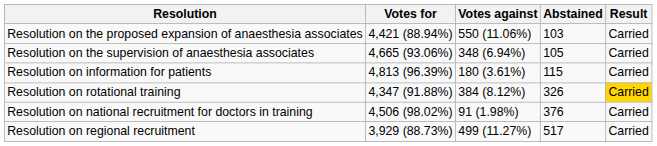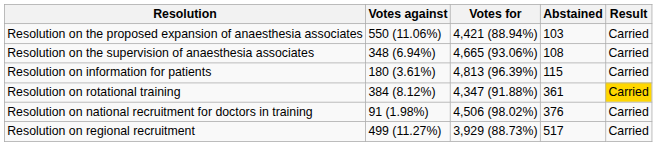columns swapped: (410, 14) <-> (498, 14)
(553, 53) 105 -> (553, 53) 108
(553, 92) 326 -> (553, 92) 361
